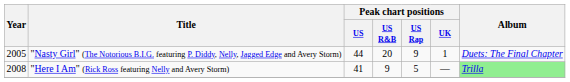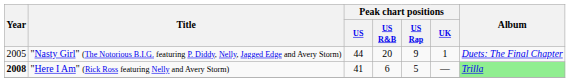(16, 69) normal -> (16, 69) bold
(387, 69) 9 -> (387, 69) 6
